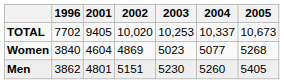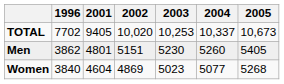rows swapped: (19, 69) <-> (28, 50)
